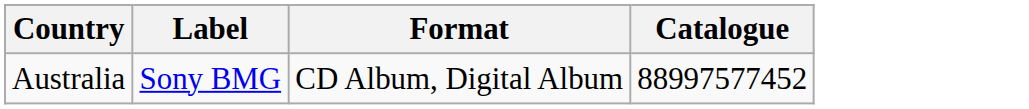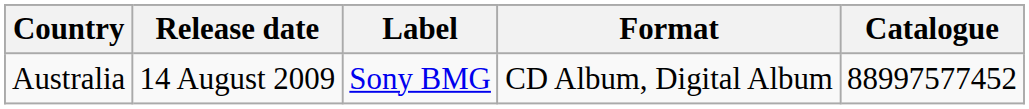+ column: (237, 28)
